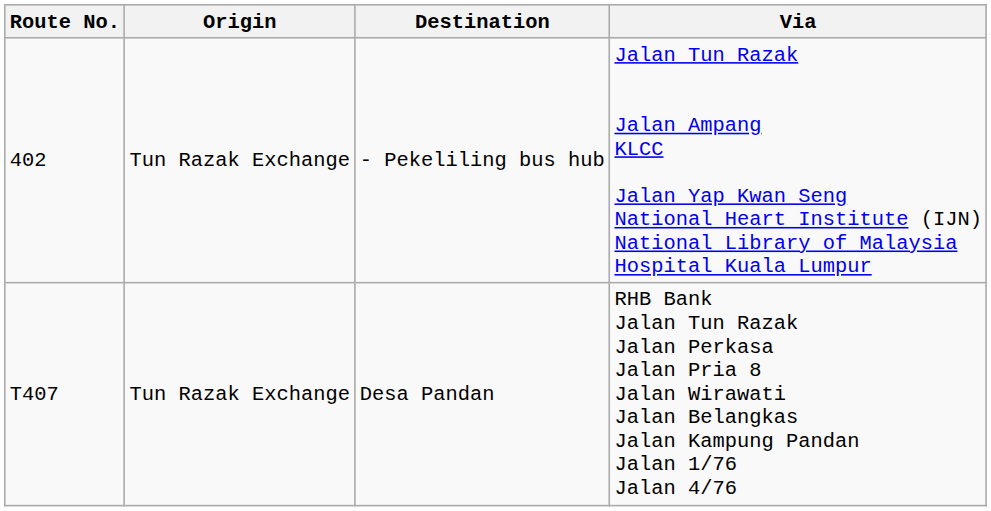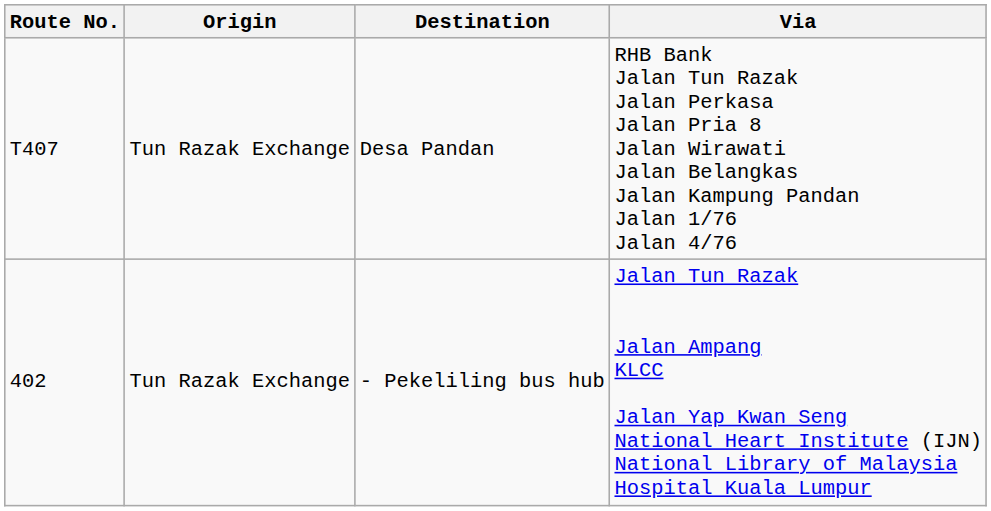rows swapped: (427, 394) <-> (482, 161)
